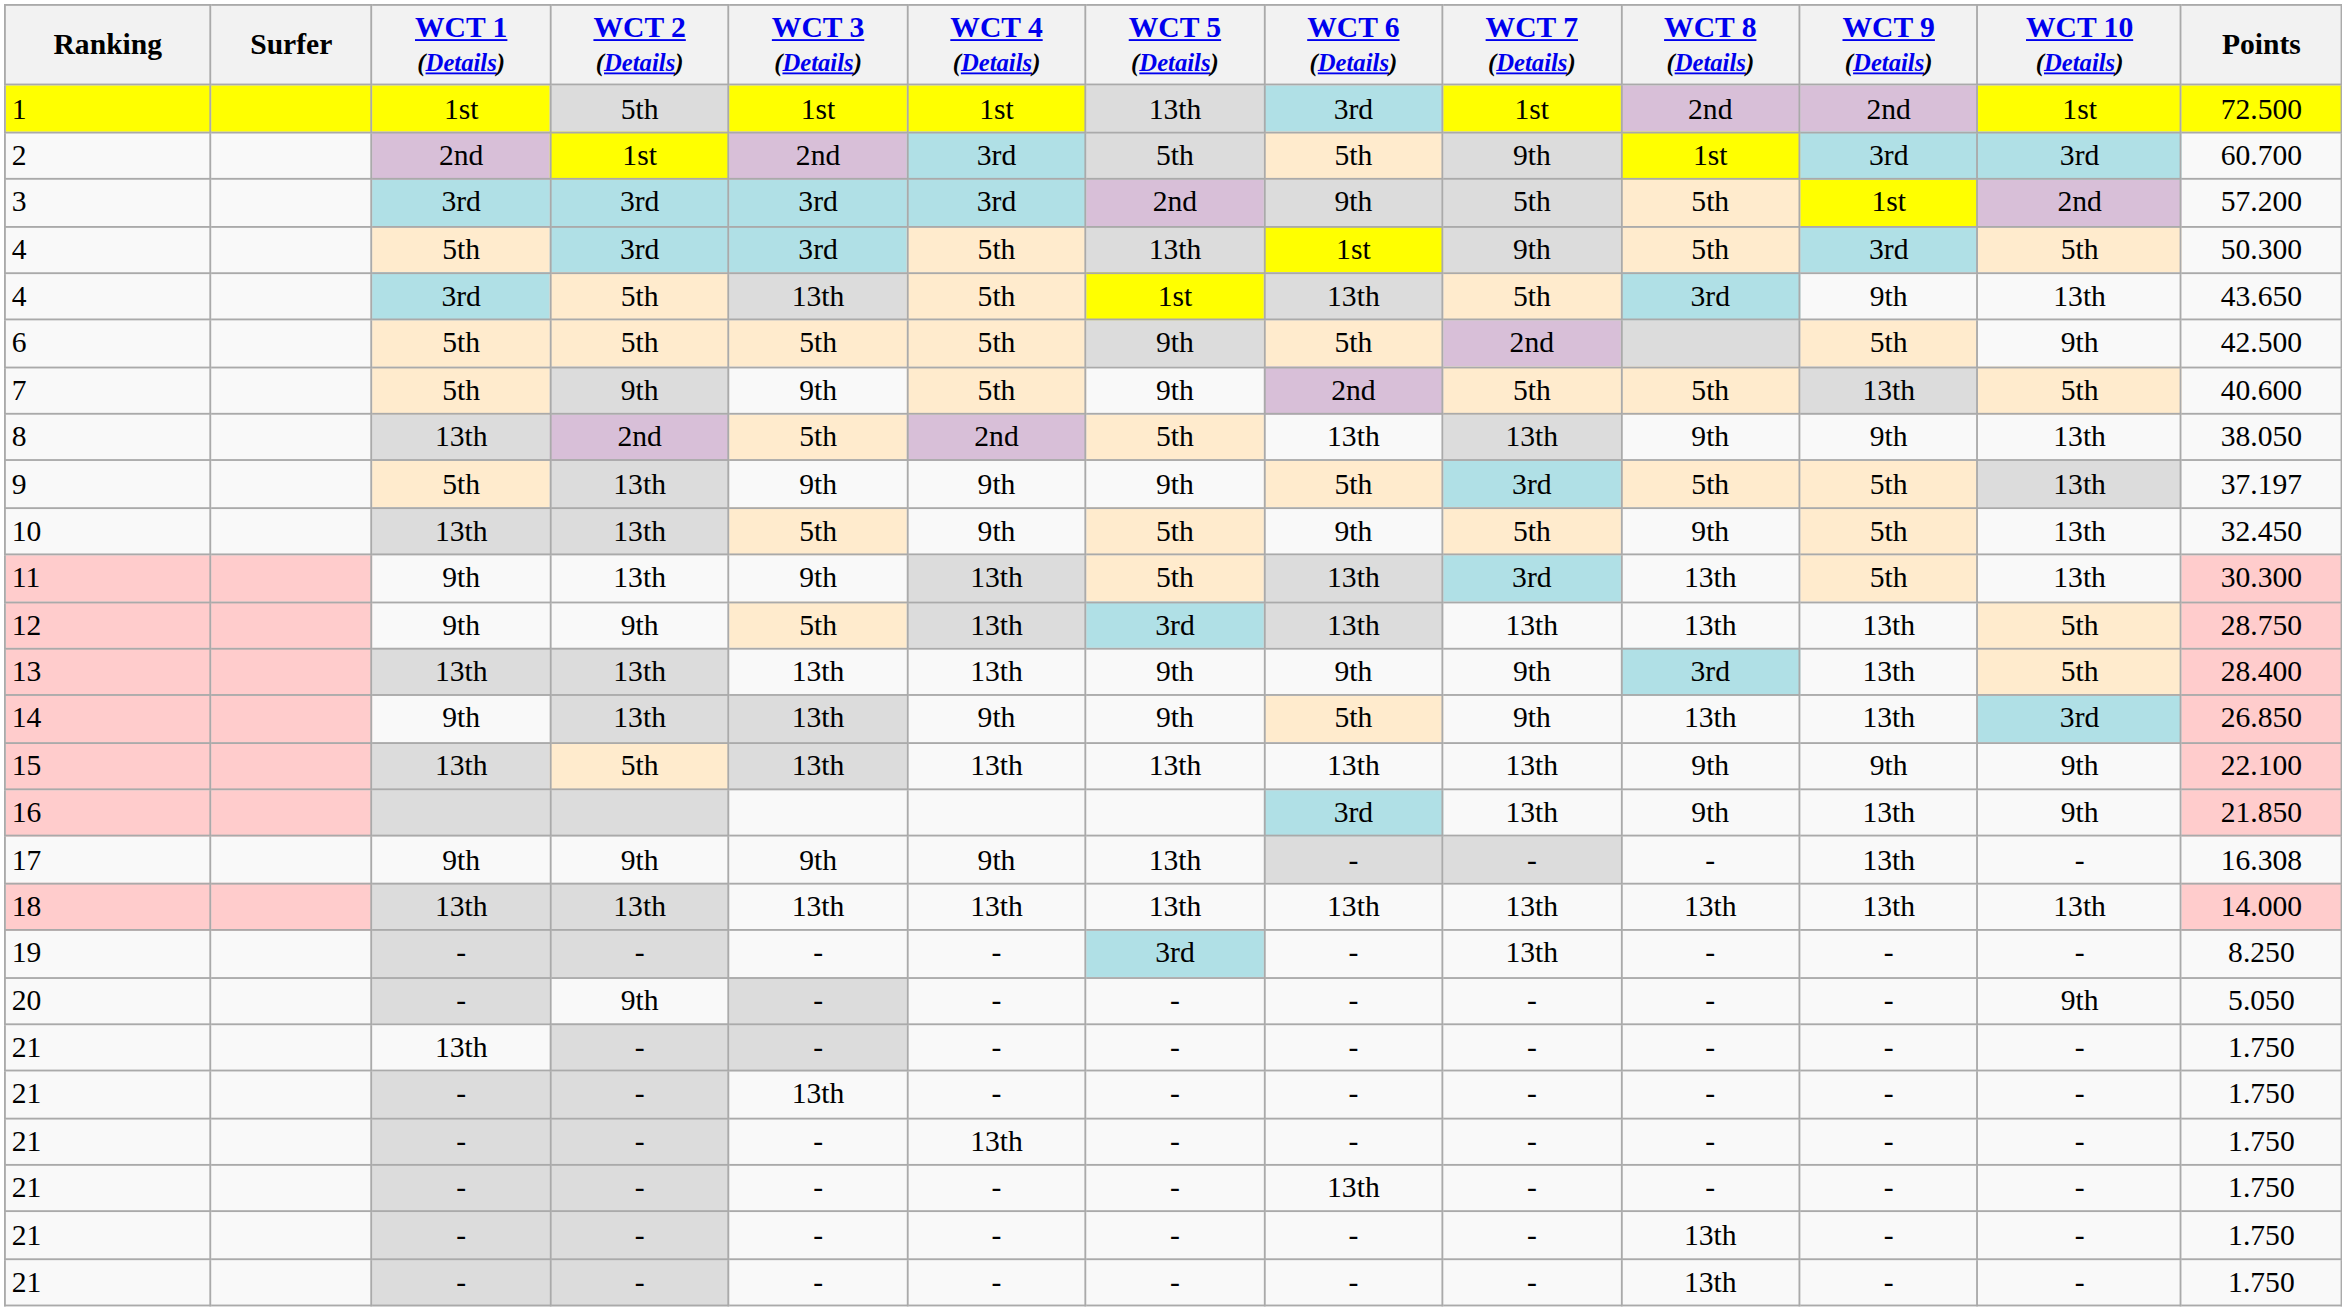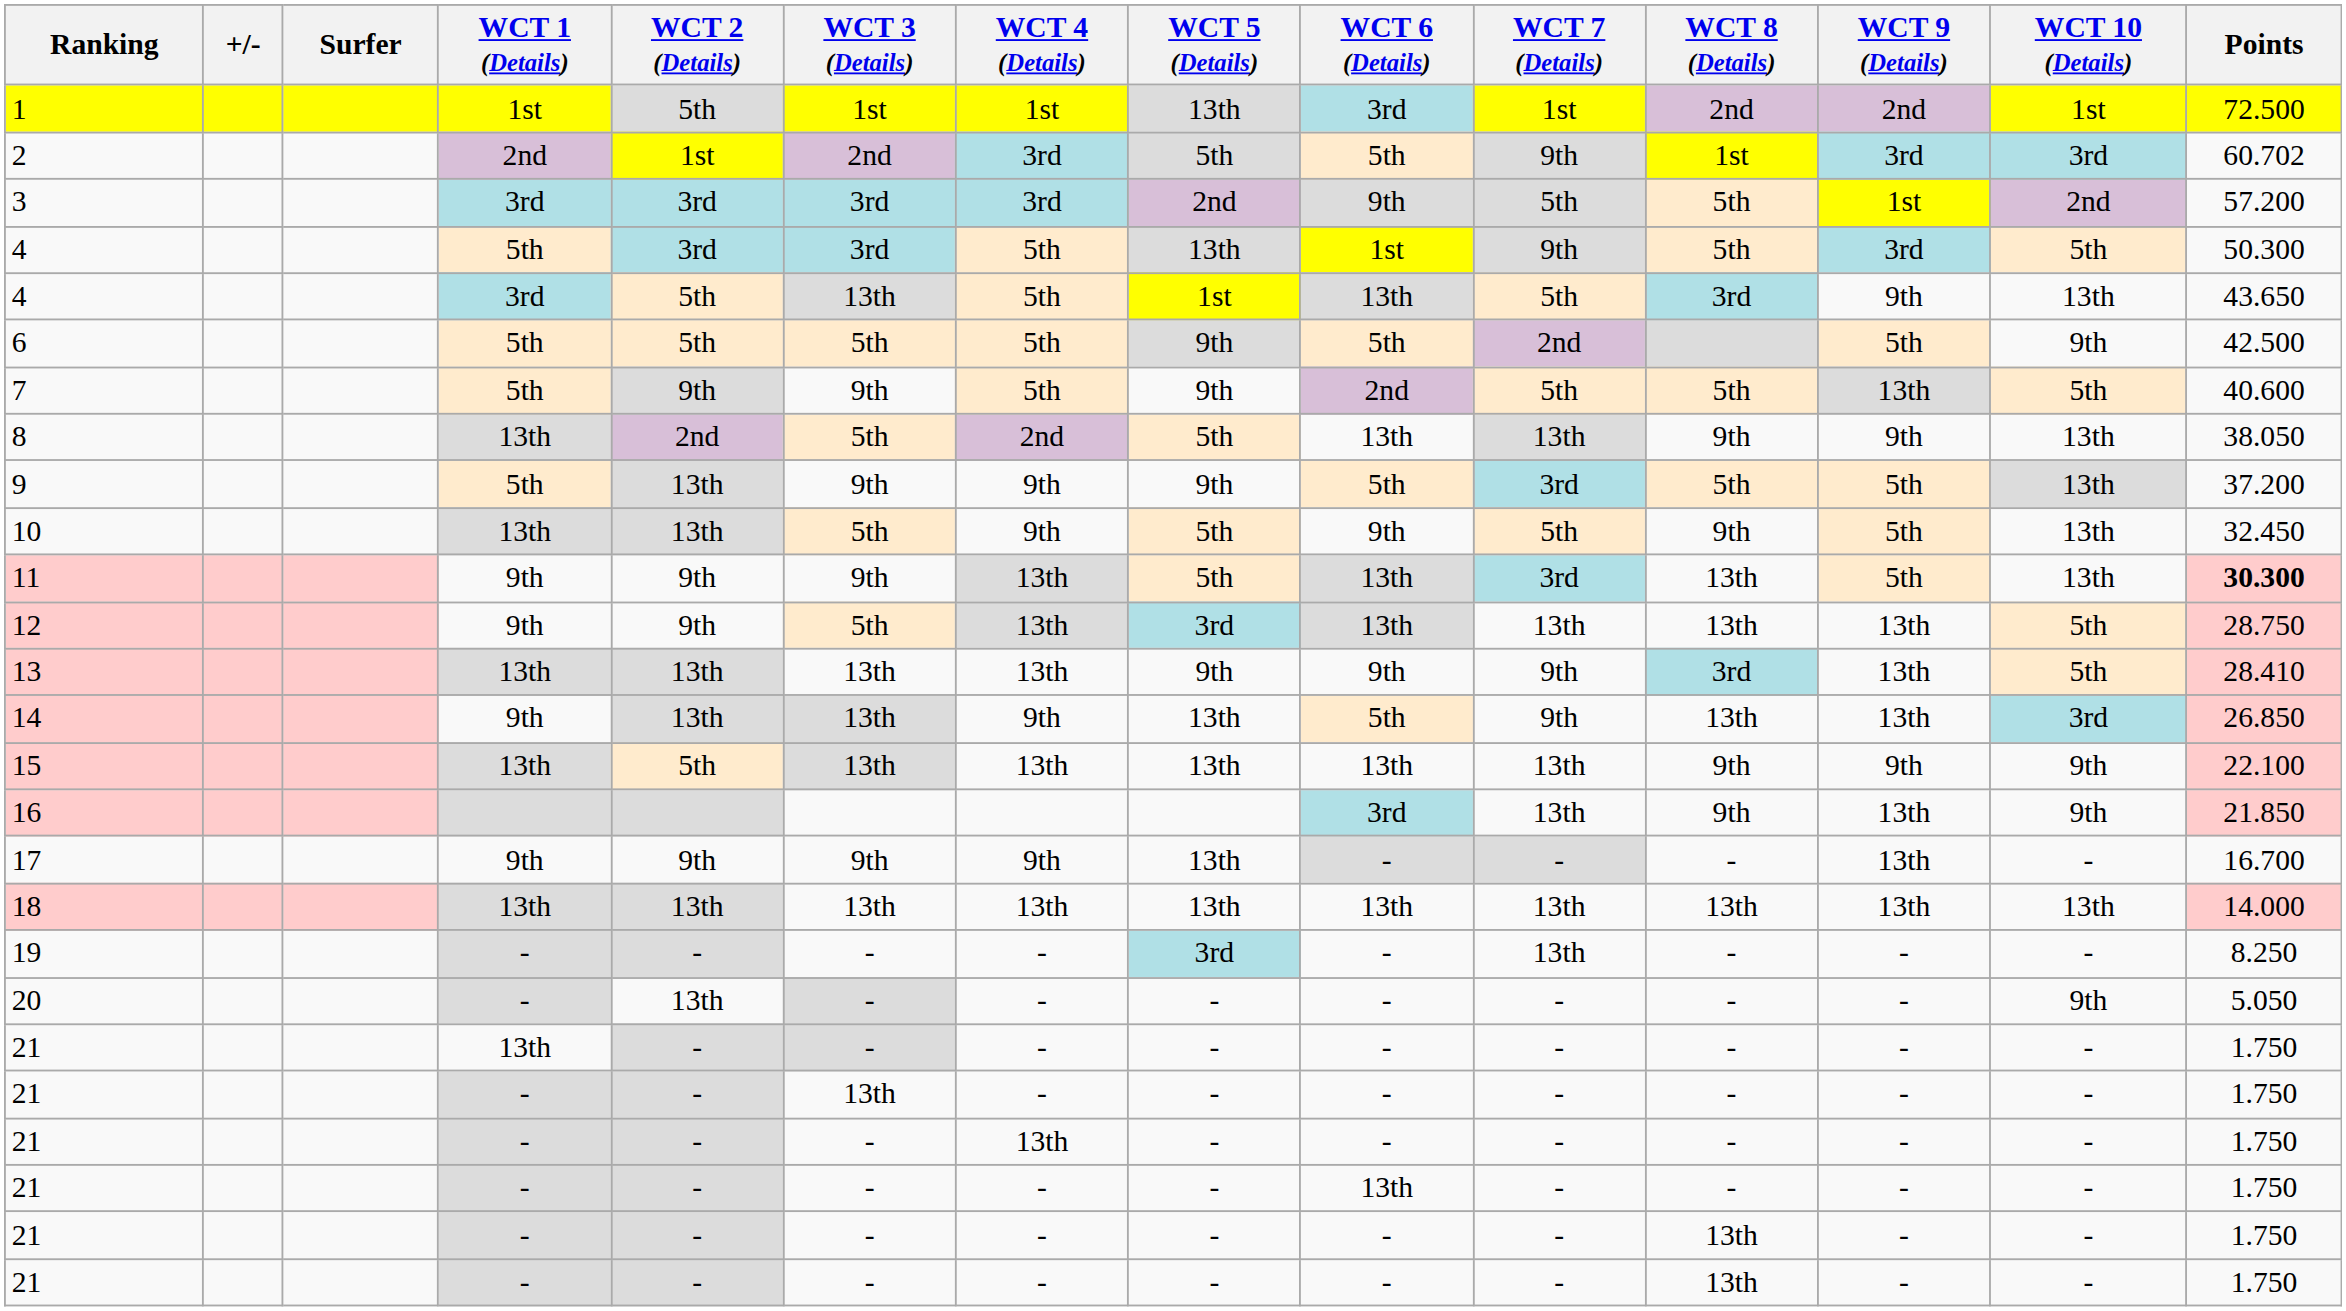+ column: (243, 44)
(2261, 155) 60.700 -> (2264, 155) 60.702
(2261, 483) 37.197 -> (2264, 483) 37.200
(640, 577) 13th -> (697, 577) 9th
(2261, 577) normal -> (2264, 577) bold
(2261, 671) 28.400 -> (2264, 671) 28.410
(1175, 718) 9th -> (1214, 718) 13th
(2261, 859) 16.308 -> (2264, 859) 16.700
(640, 1000) 9th -> (697, 1000) 13th
